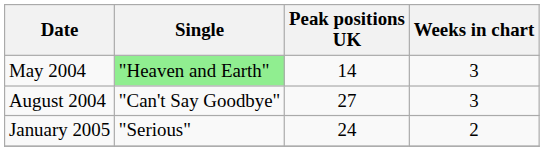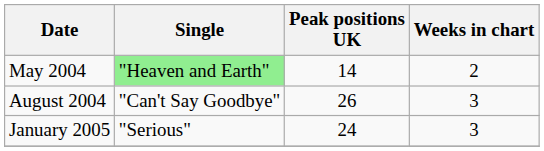(474, 70) 3 -> (474, 70) 2
(347, 100) 27 -> (347, 100) 26
(474, 130) 2 -> (474, 130) 3
